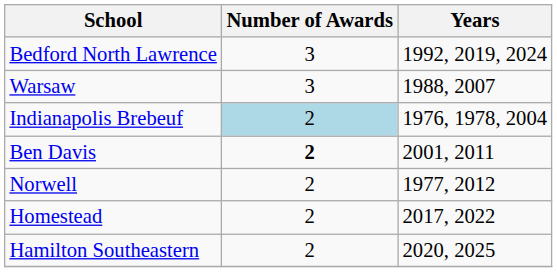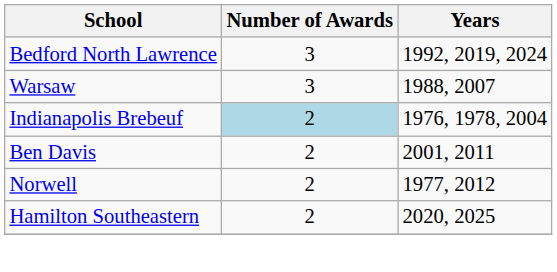(310, 151) bold -> (310, 151) normal
- row: (56, 217)
